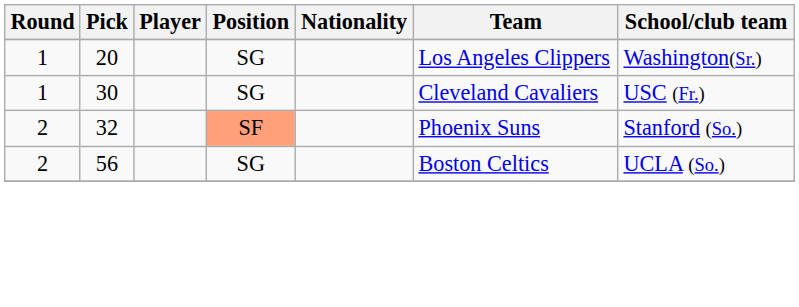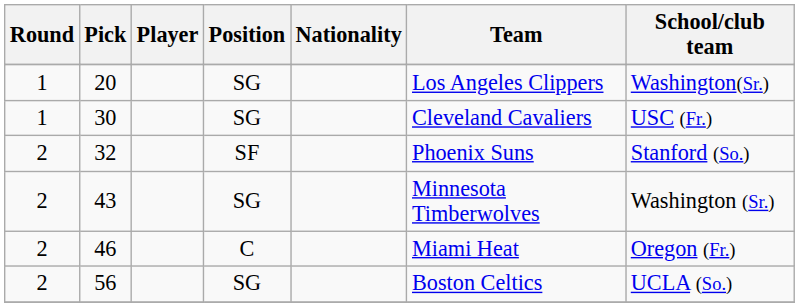(251, 127) lightsalmon background -> (247, 152) no background
+ row: (105, 200)
+ row: (105, 248)
